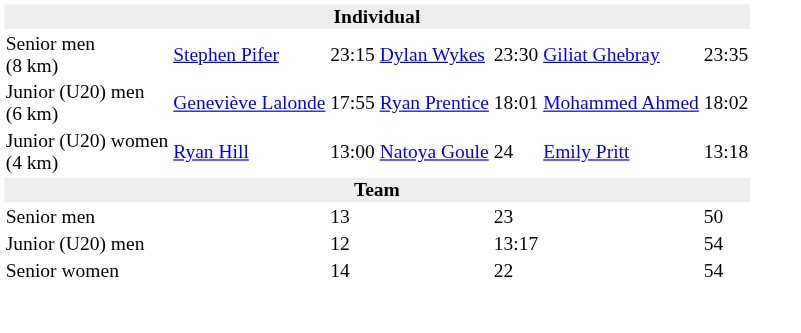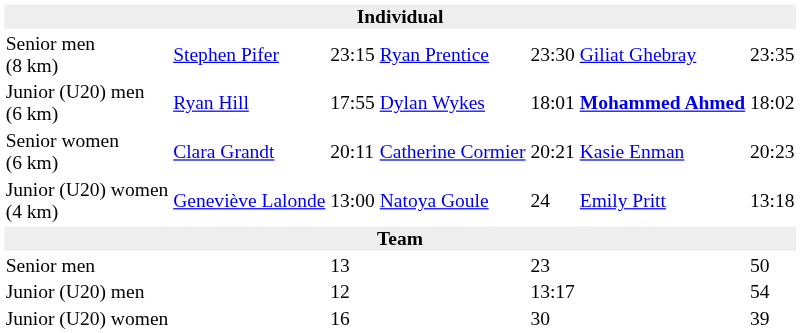(432, 54) Dylan Wykes -> (434, 54) Ryan Prentice
(249, 103) Geneviève Lalonde -> (211, 103) Ryan Hill
(434, 103) Ryan Prentice -> (432, 103) Dylan Wykes
(621, 103) normal -> (662, 103) bold
+ row: (62, 151)
(211, 151) Ryan Hill -> (249, 200) Geneviève Lalonde
- row: (62, 270)
+ row: (87, 319)
